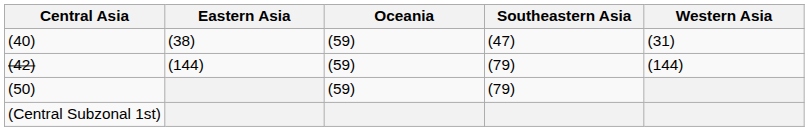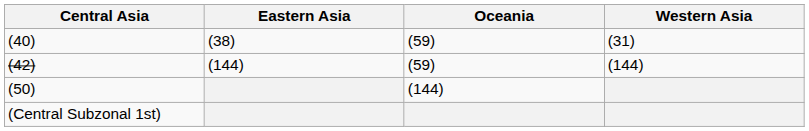- column: (564, 16)
(341, 89) (59) -> (426, 89) (144)
